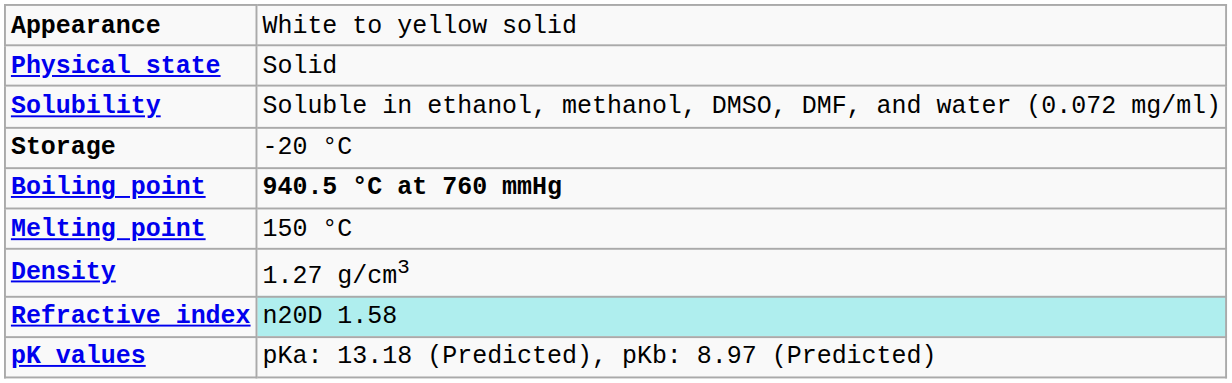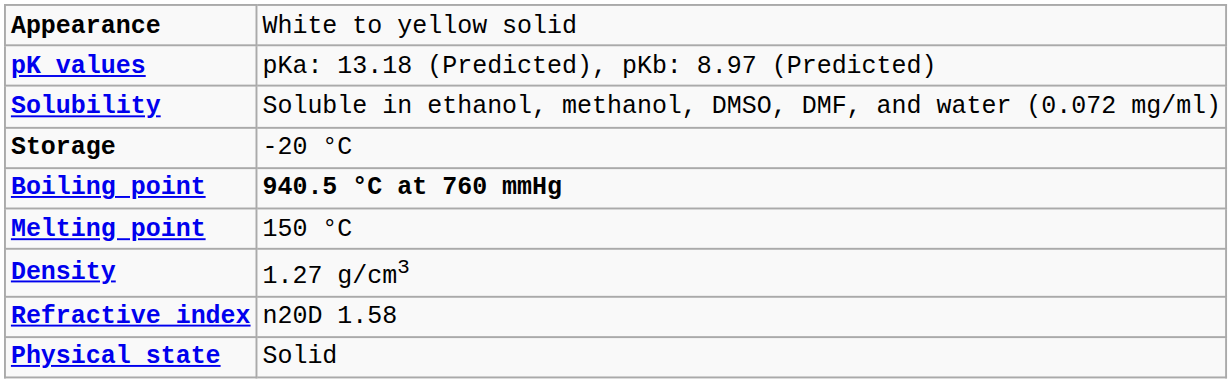rows swapped: (116, 66) <-> (78, 357)
(330, 316) paleturquoise background -> (330, 316) no background
